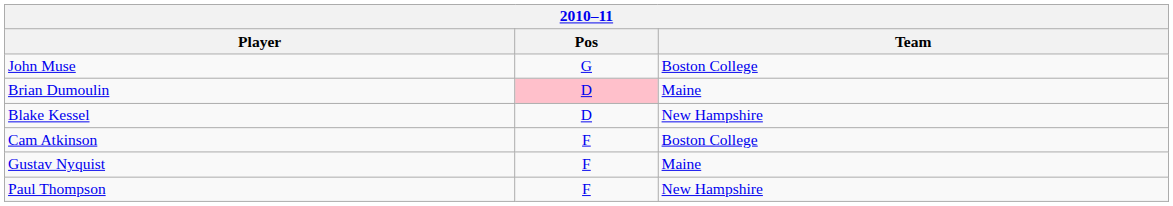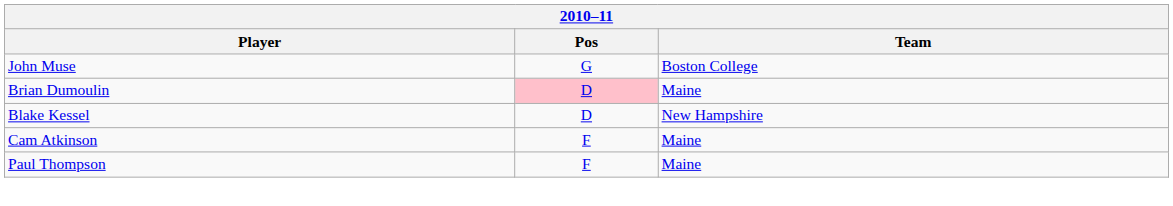(710, 139) Boston College -> (681, 139) Maine
- row: (57, 164)
(712, 189) New Hampshire -> (681, 164) Maine
